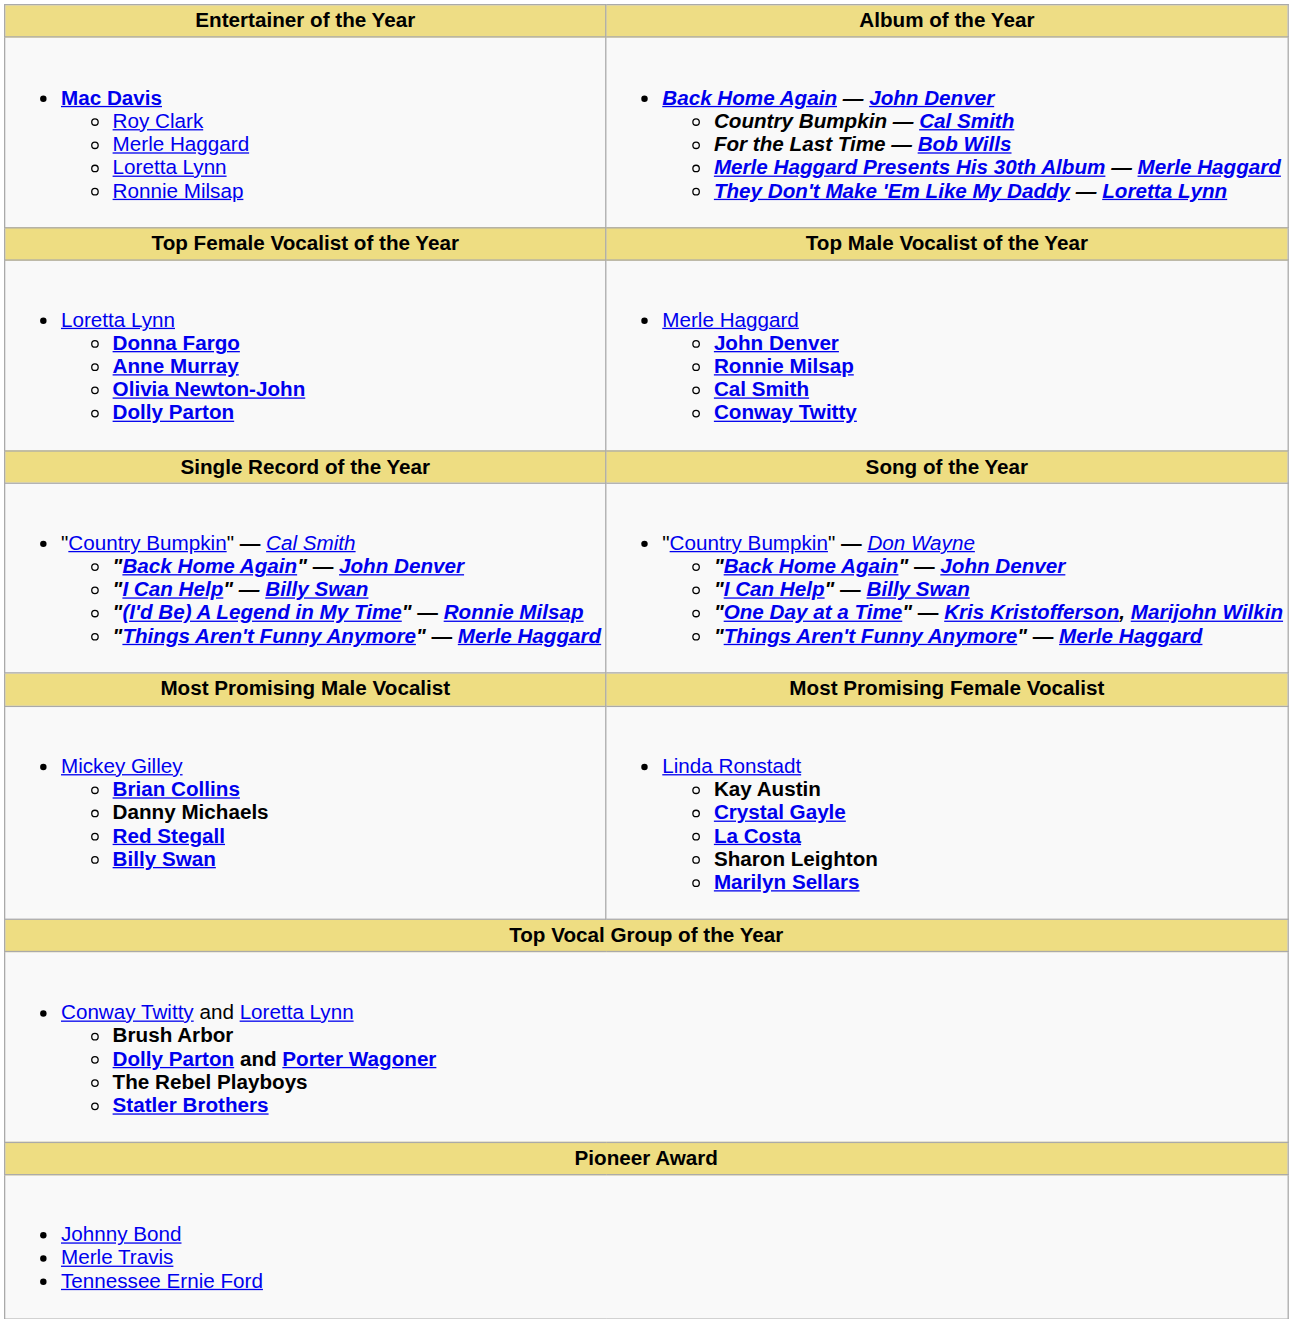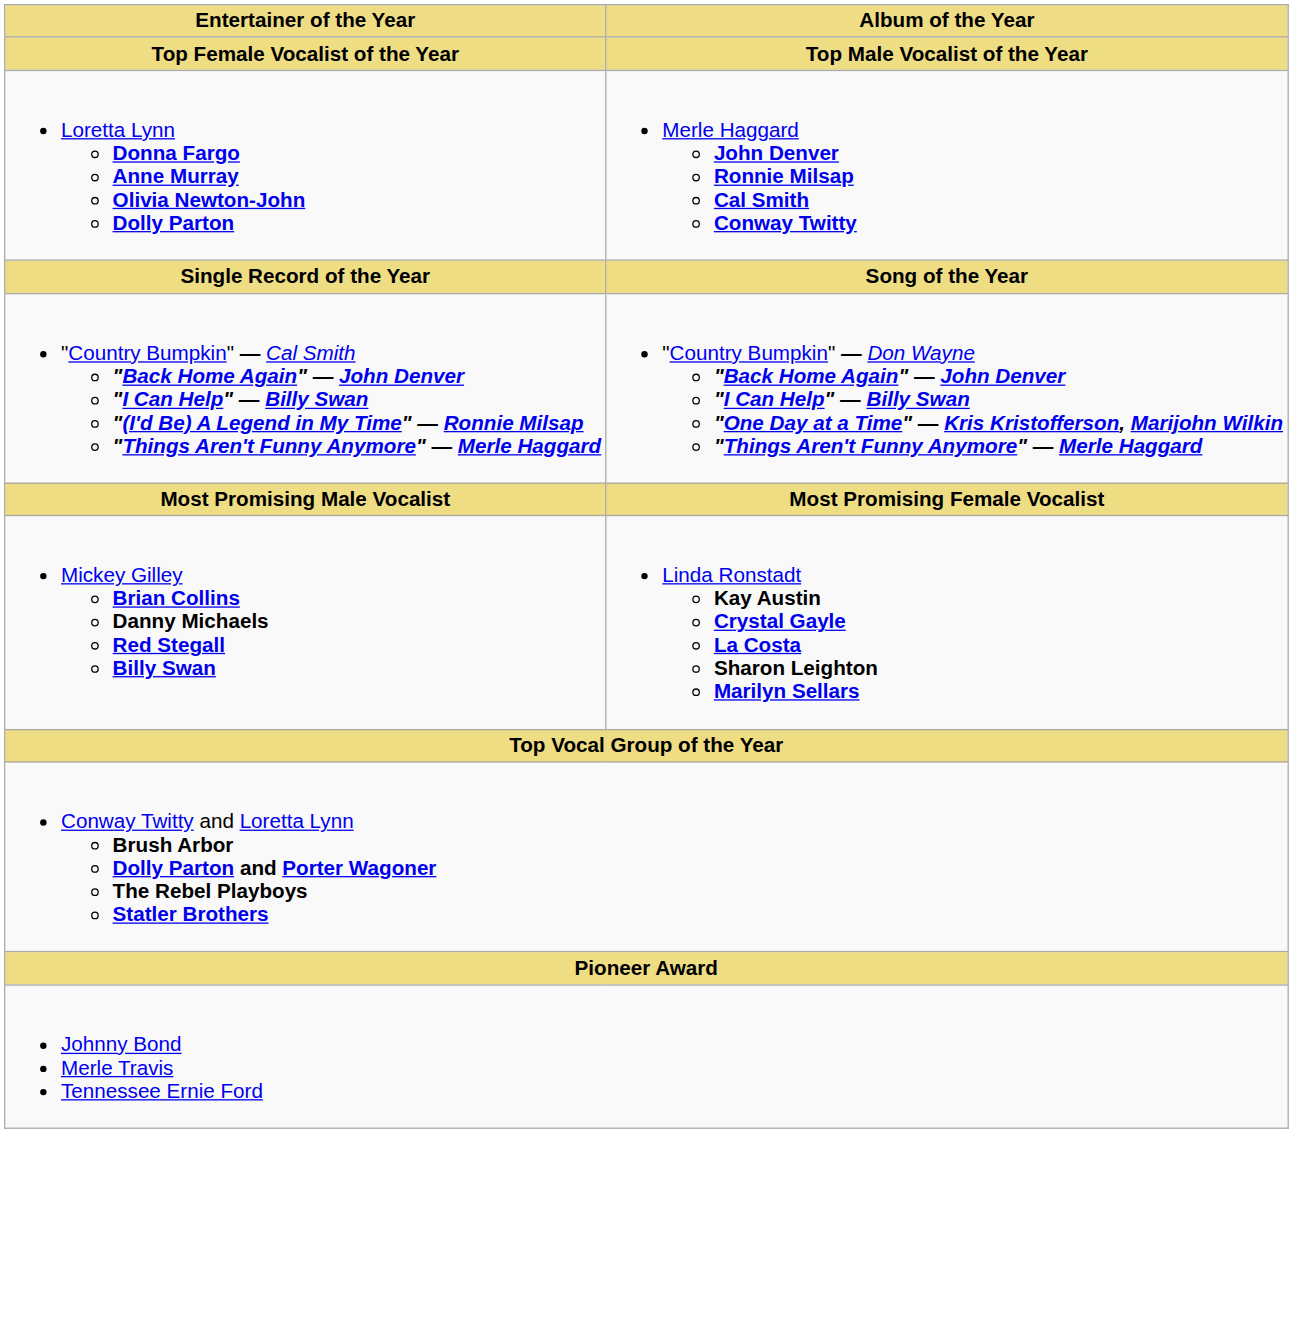- row: (305, 144)
